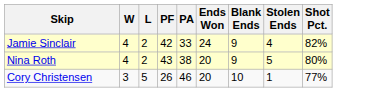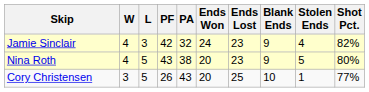+ column: (245, 19)
(144, 43) 2 -> (144, 43) 3
(185, 43) 33 -> (185, 43) 32
(144, 60) 2 -> (144, 60) 5
(185, 78) 46 -> (185, 78) 43
